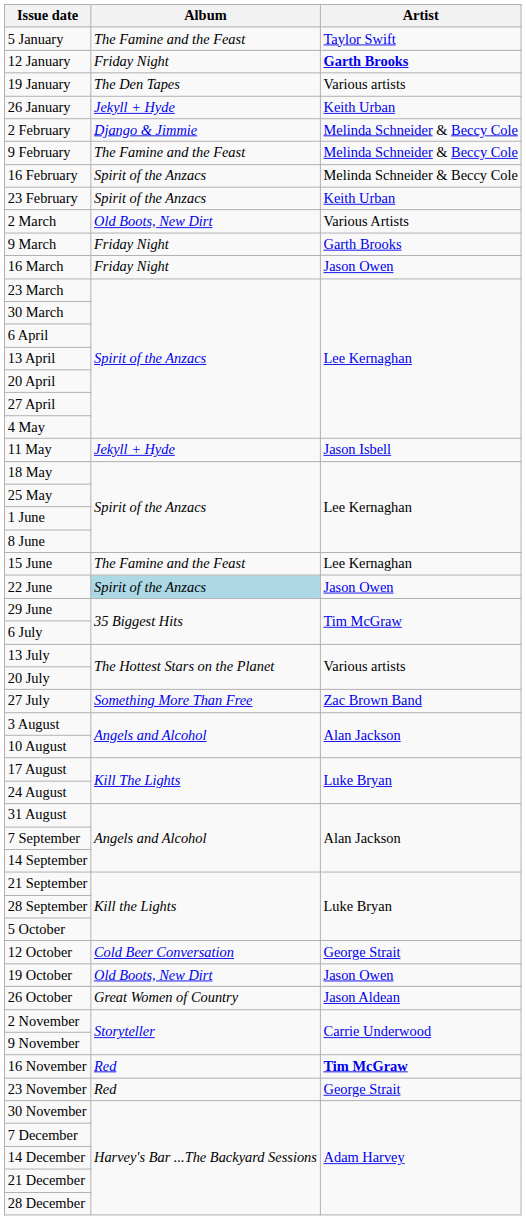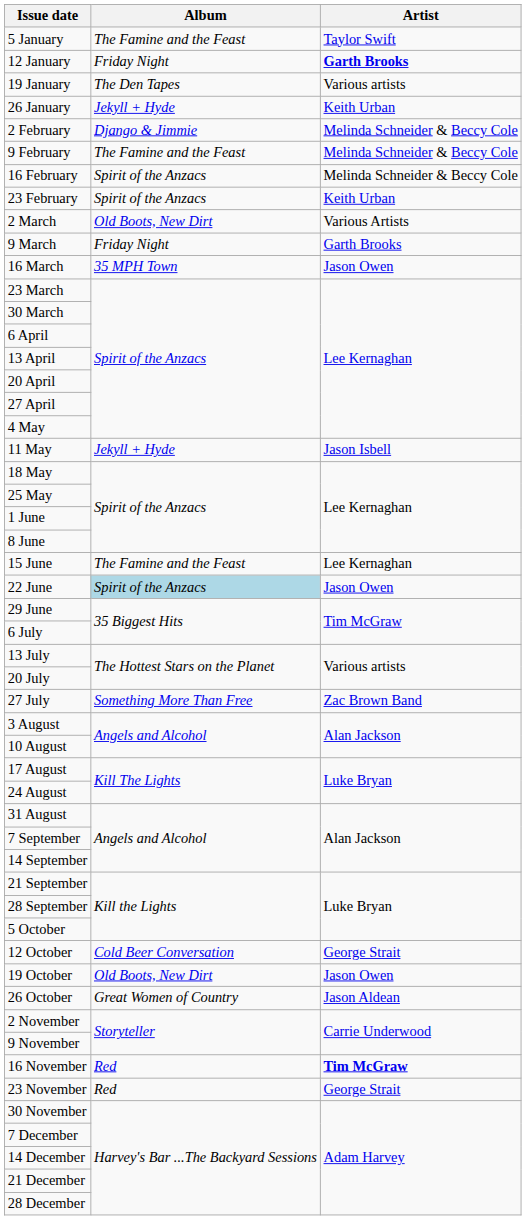(131, 267) Friday Night -> (136, 267) 35 MPH Town
